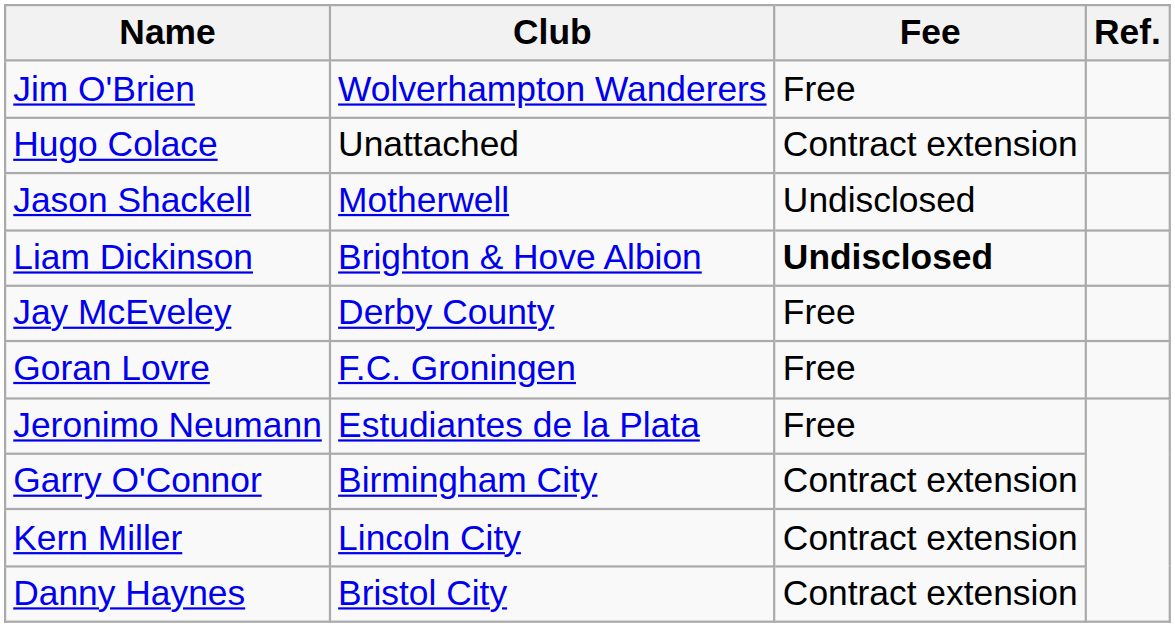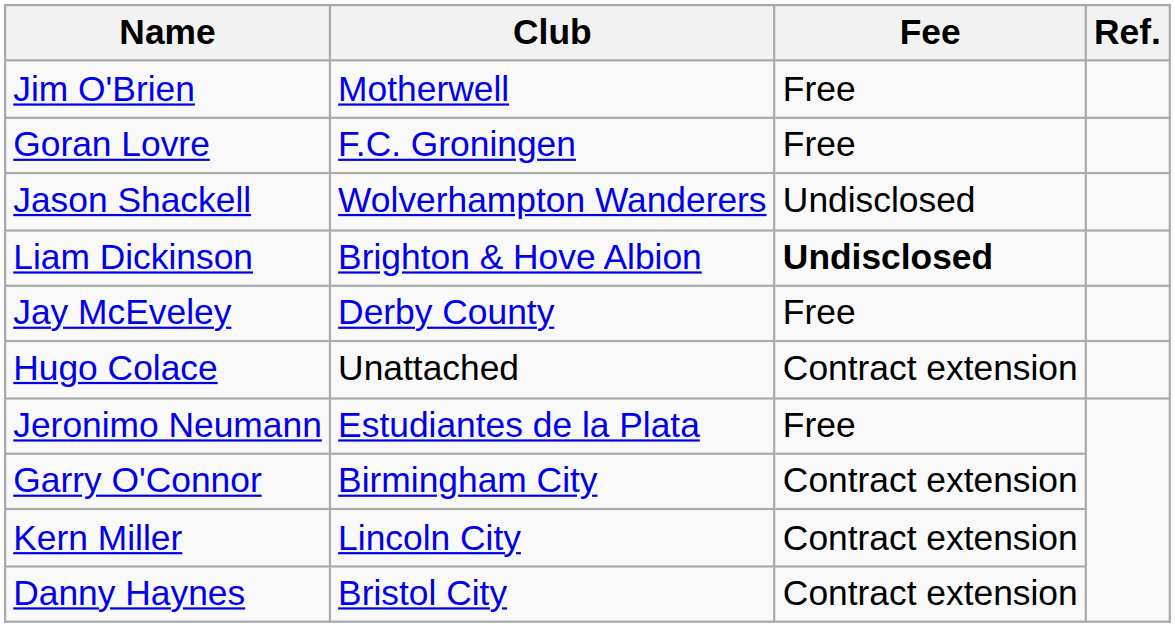(552, 88) Wolverhampton Wanderers -> (424, 88) Motherwell
rows swapped: (112, 369) <-> (115, 144)
(424, 200) Motherwell -> (552, 200) Wolverhampton Wanderers
